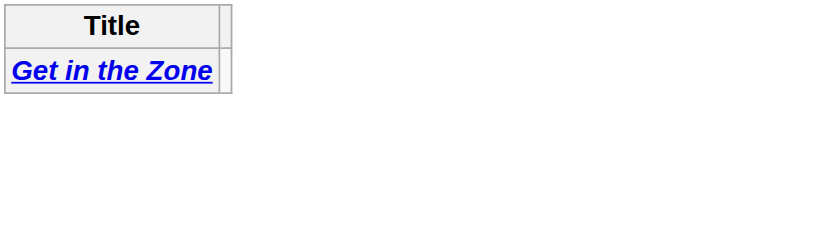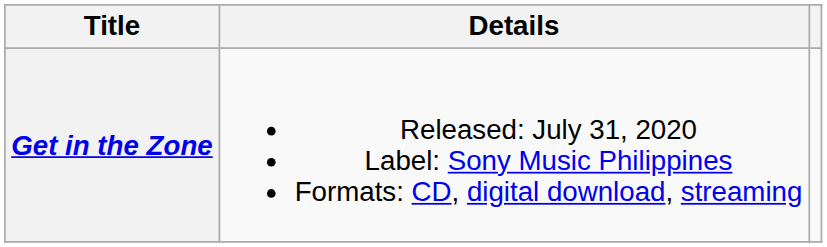+ column: (514, 26)
